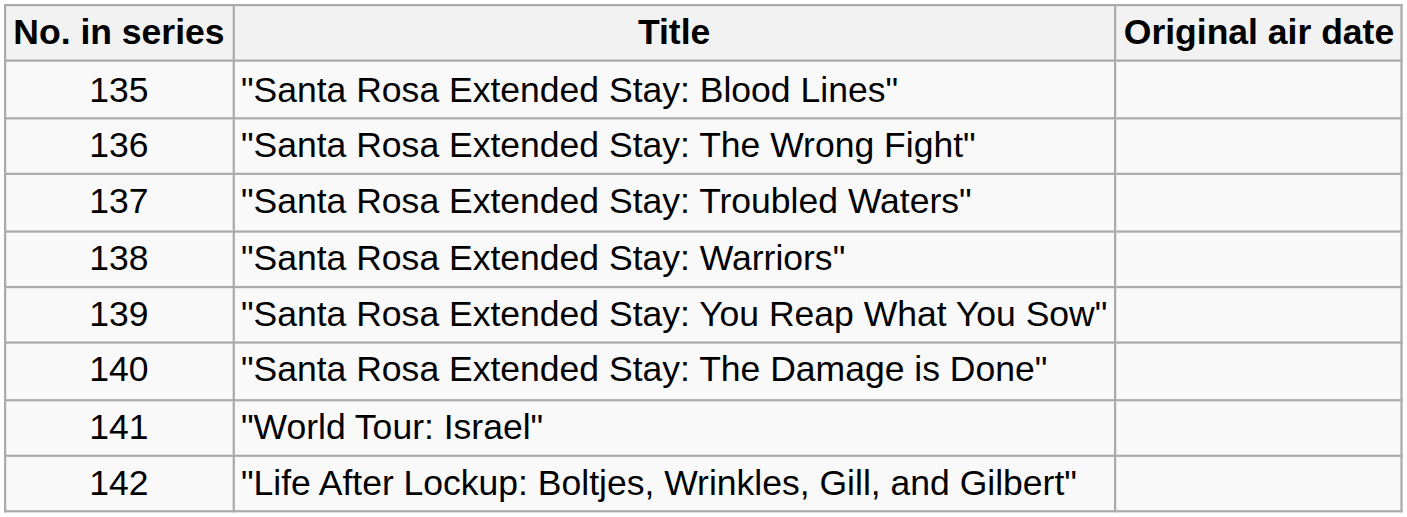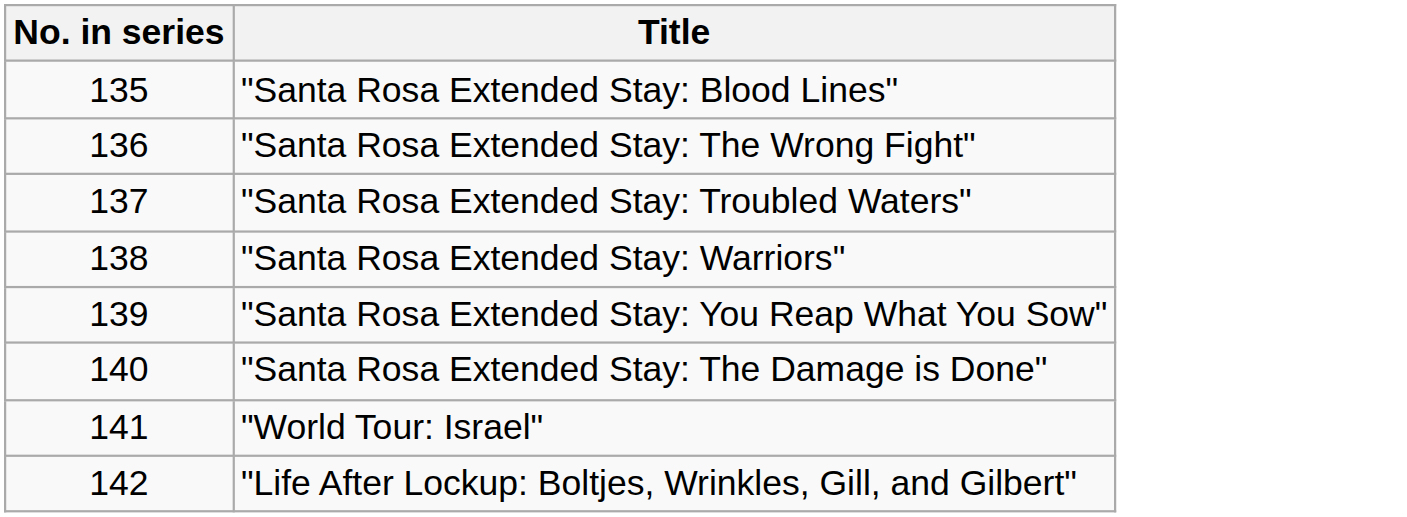- column: (1259, 32)
